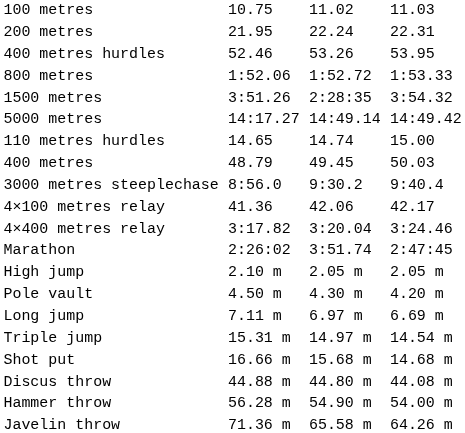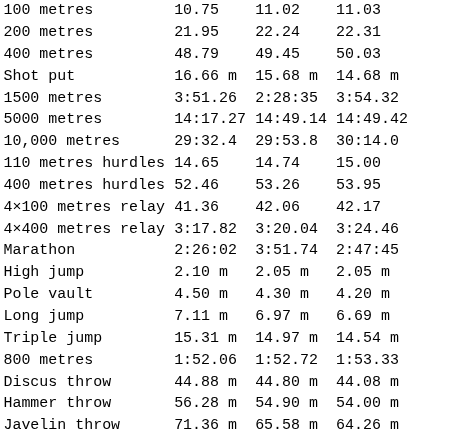rows swapped: (48, 163) <-> (84, 54)
rows swapped: (48, 76) <-> (39, 360)
+ row: (62, 141)
- row: (111, 185)
